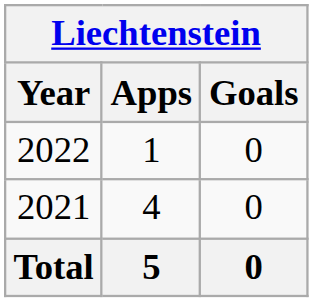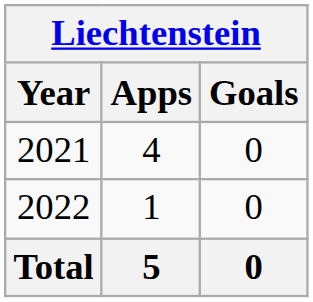rows swapped: (54, 207) <-> (54, 149)
